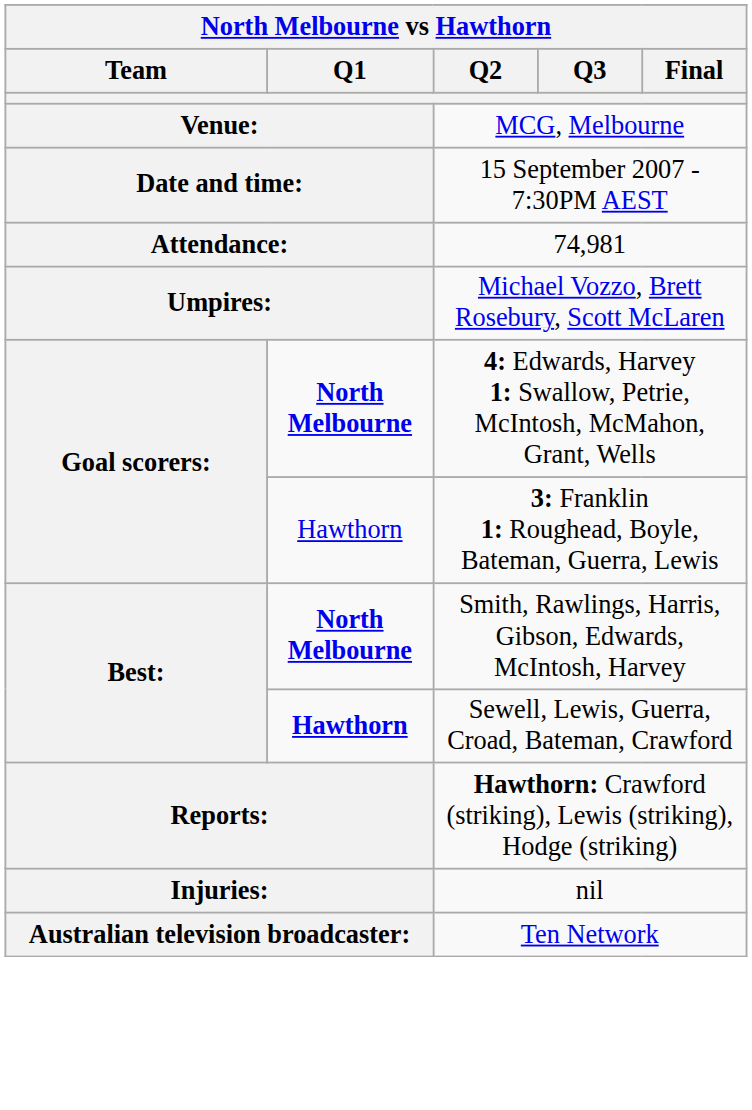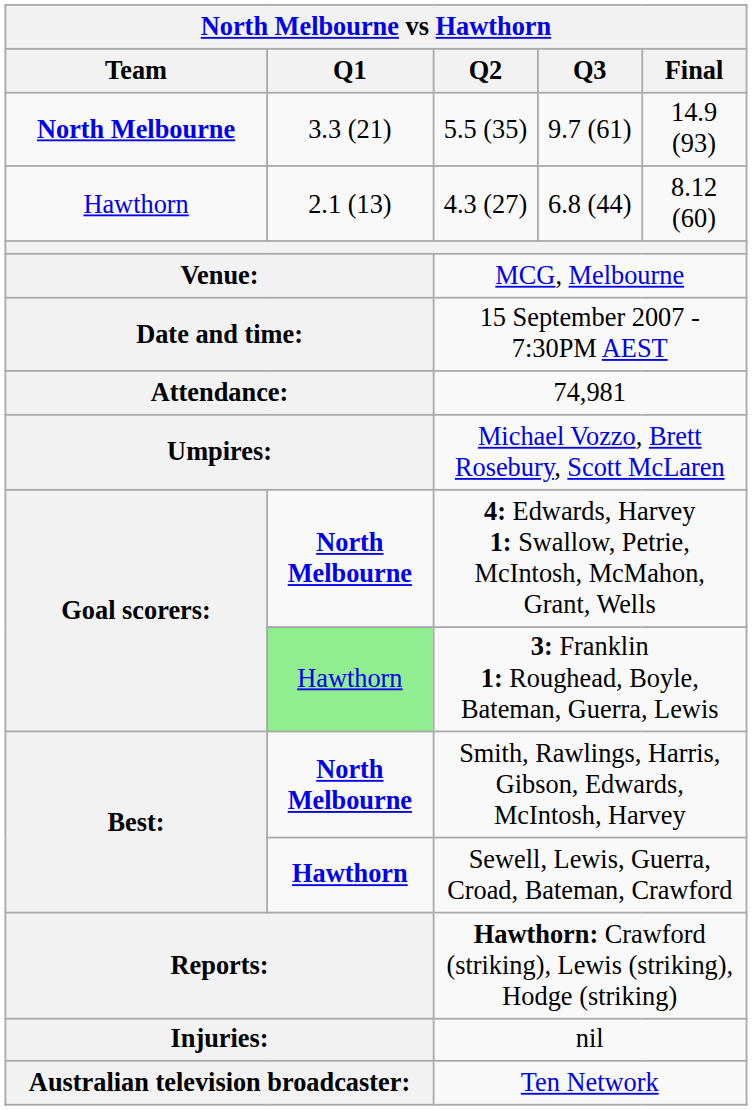+ row: (485, 129)
+ row: (485, 203)
(350, 529) no background -> (350, 679) lightgreen background
